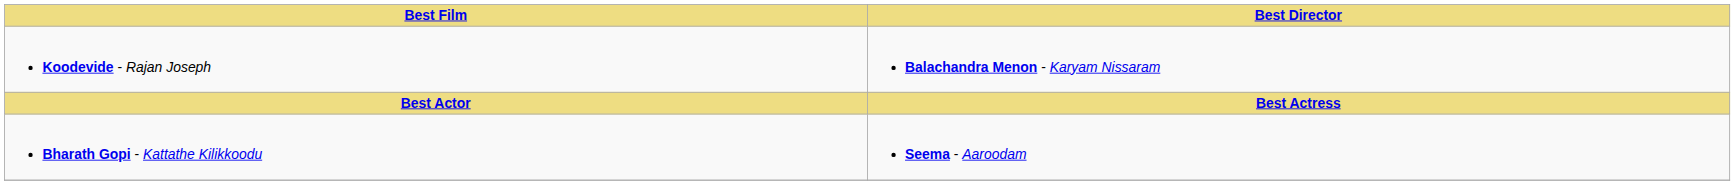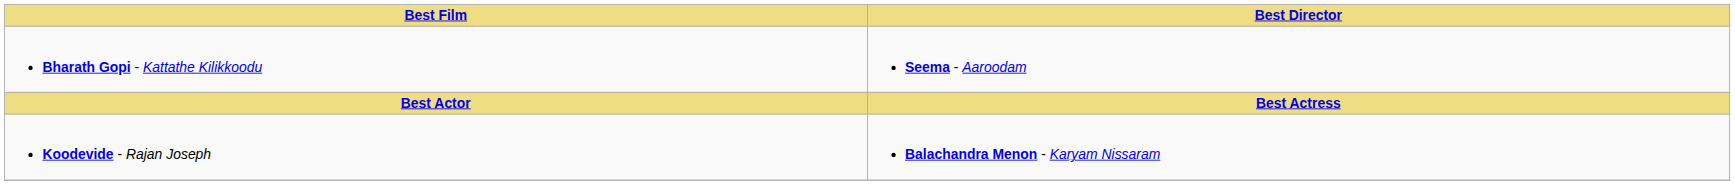rows swapped: (436, 67) <-> (436, 155)
